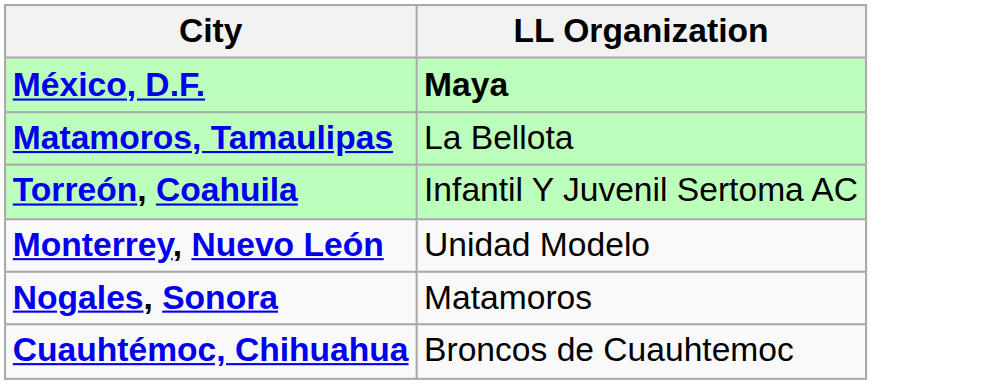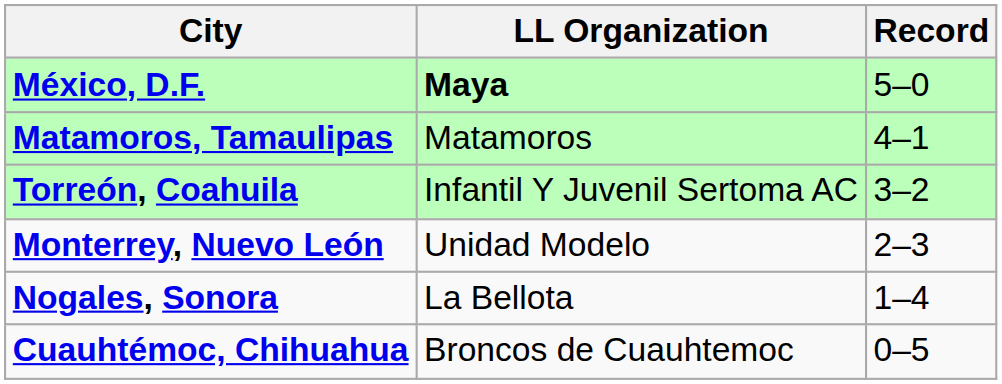+ column: (931, 31)
(499, 137) La Bellota -> (508, 137) Matamoros
(508, 297) Matamoros -> (499, 297) La Bellota
